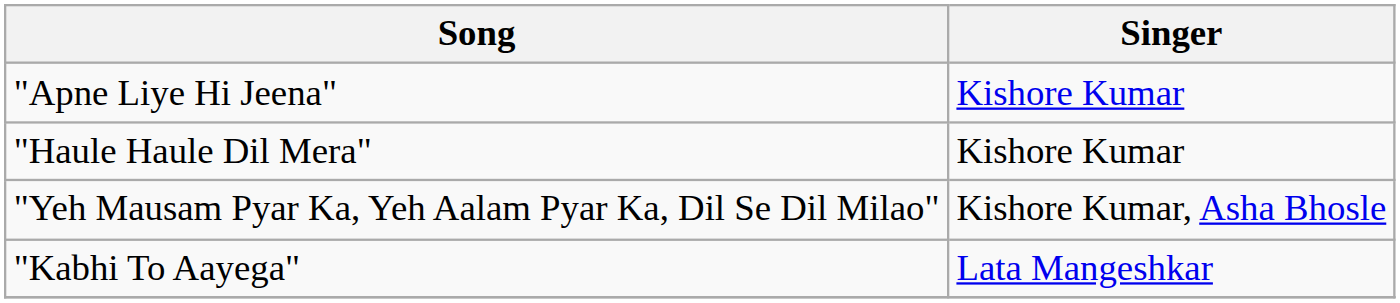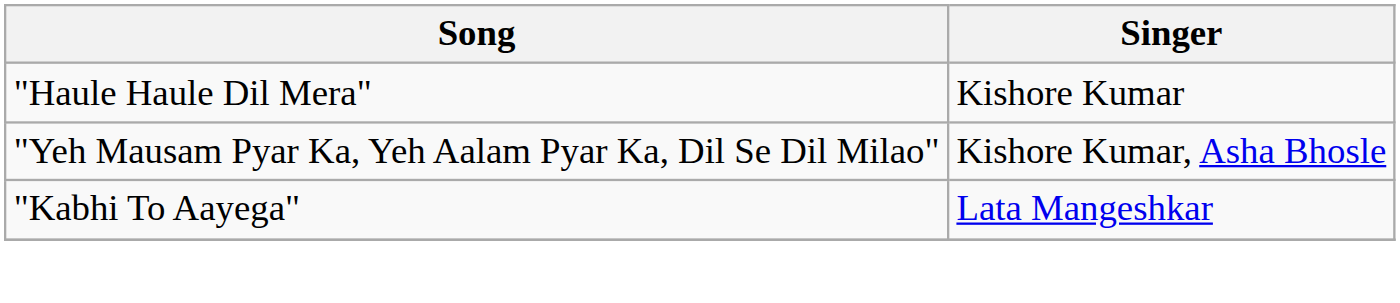- row: (175, 92)
